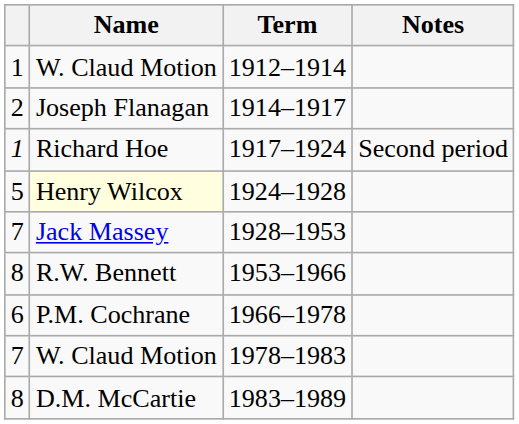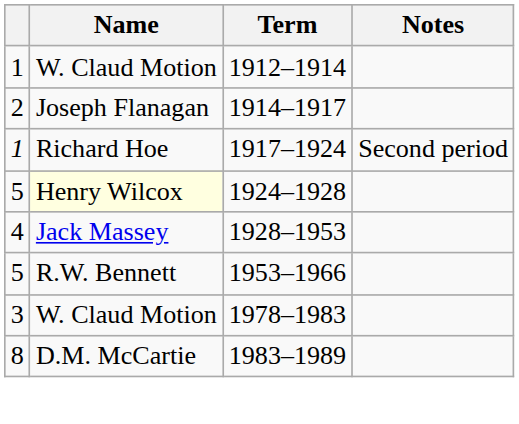(17, 231) 7 -> (17, 231) 4
(17, 273) 8 -> (17, 273) 5
- row: (287, 314)
(17, 356) 7 -> (17, 314) 3
